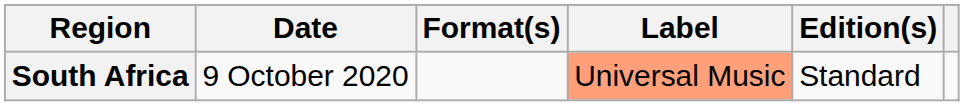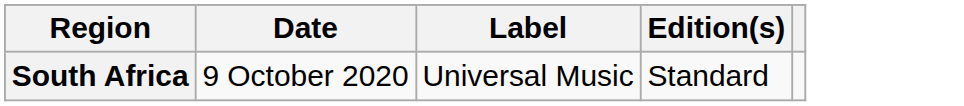- column: (491, 28)
(680, 75) lightsalmon background -> (528, 75) no background
